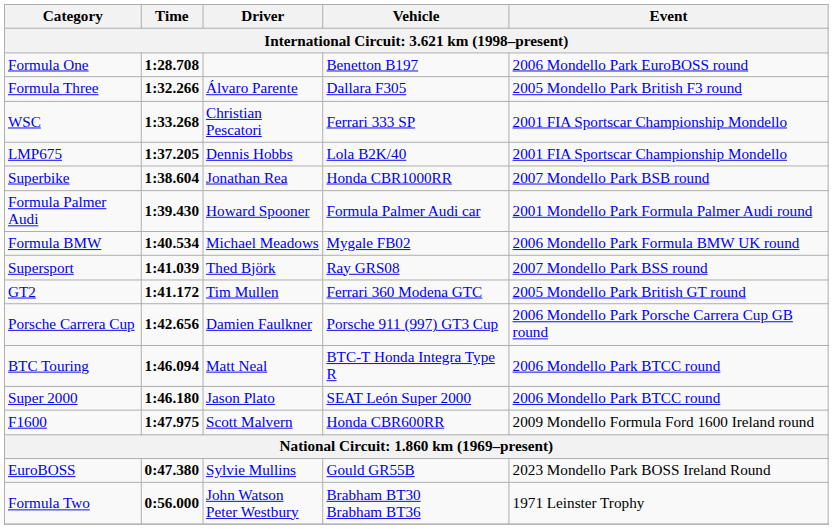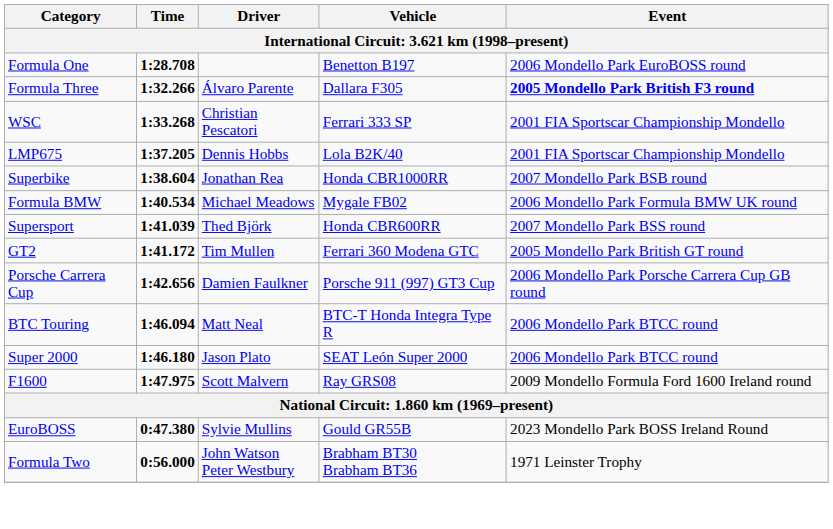(627, 88) normal -> (632, 88) bold
- row: (57, 210)
(363, 267) Ray GRS08 -> (382, 226) Honda CBR600RR
(385, 422) Honda CBR600RR -> (359, 381) Ray GRS08
